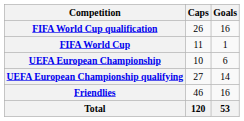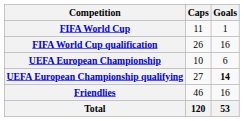rows swapped: (95, 44) <-> (95, 28)
(225, 76) normal -> (225, 76) bold
